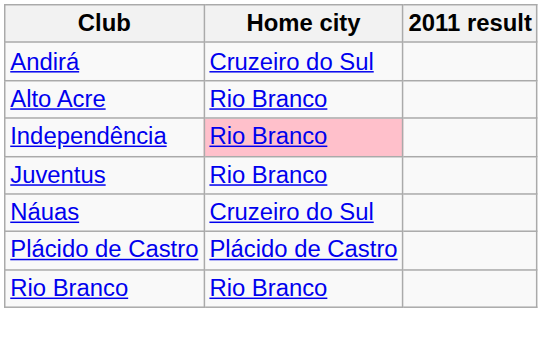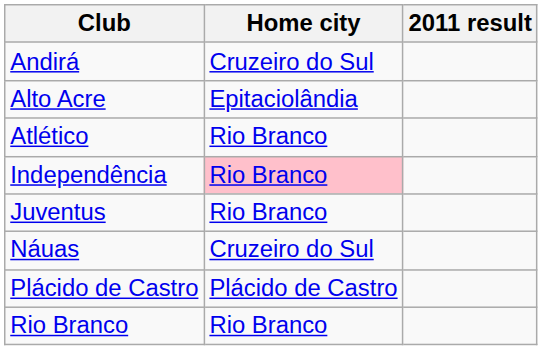(268, 99) Rio Branco -> (284, 99) Epitaciolândia
+ row: (49, 136)
